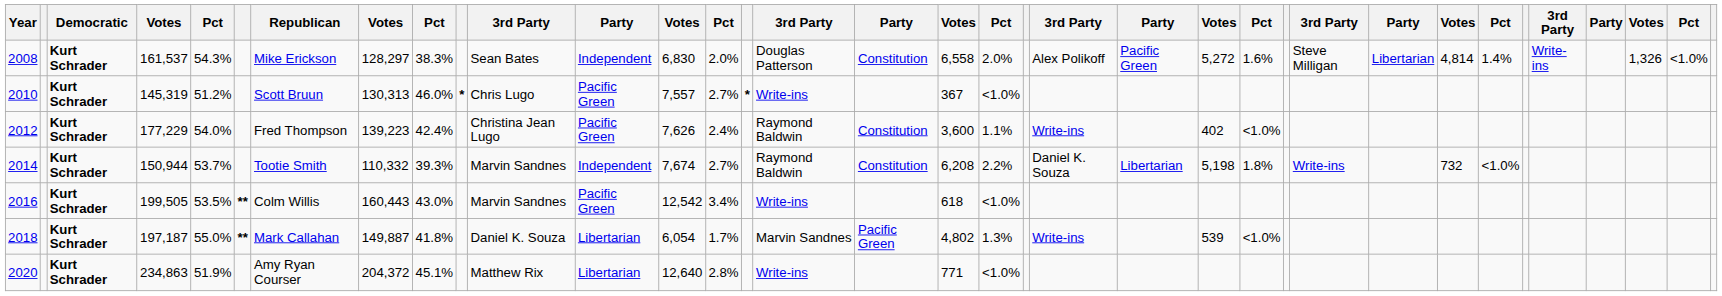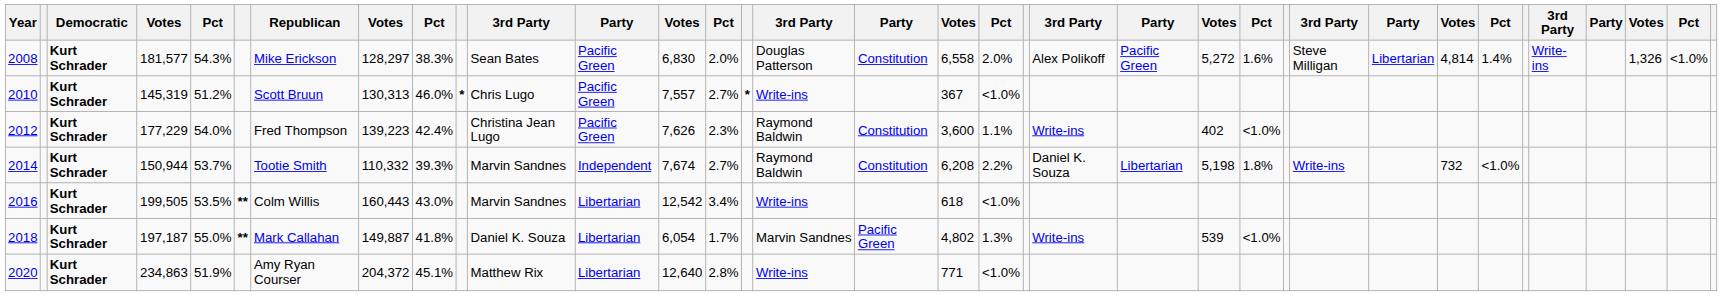(164, 58) 161,537 -> (164, 58) 181,577
(615, 58) Independent -> (597, 58) Pacific Green
(724, 129) 2.4% -> (724, 129) 2.3%
(597, 201) Pacific Green -> (609, 201) Libertarian
